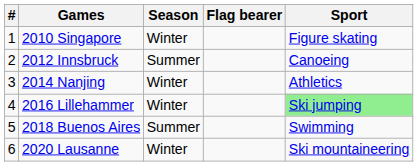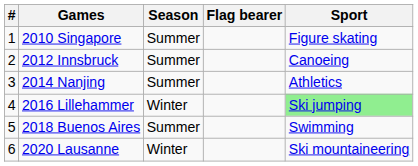(167, 37) Winter -> (173, 37) Summer
(167, 82) Winter -> (173, 82) Summer
